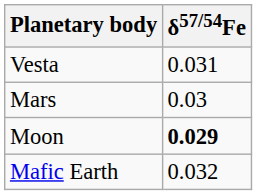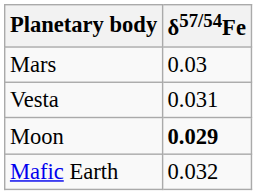rows swapped: (34, 64) <-> (33, 100)
